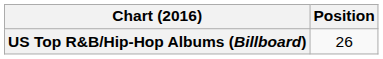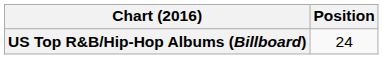(344, 41) 26 -> (344, 41) 24
